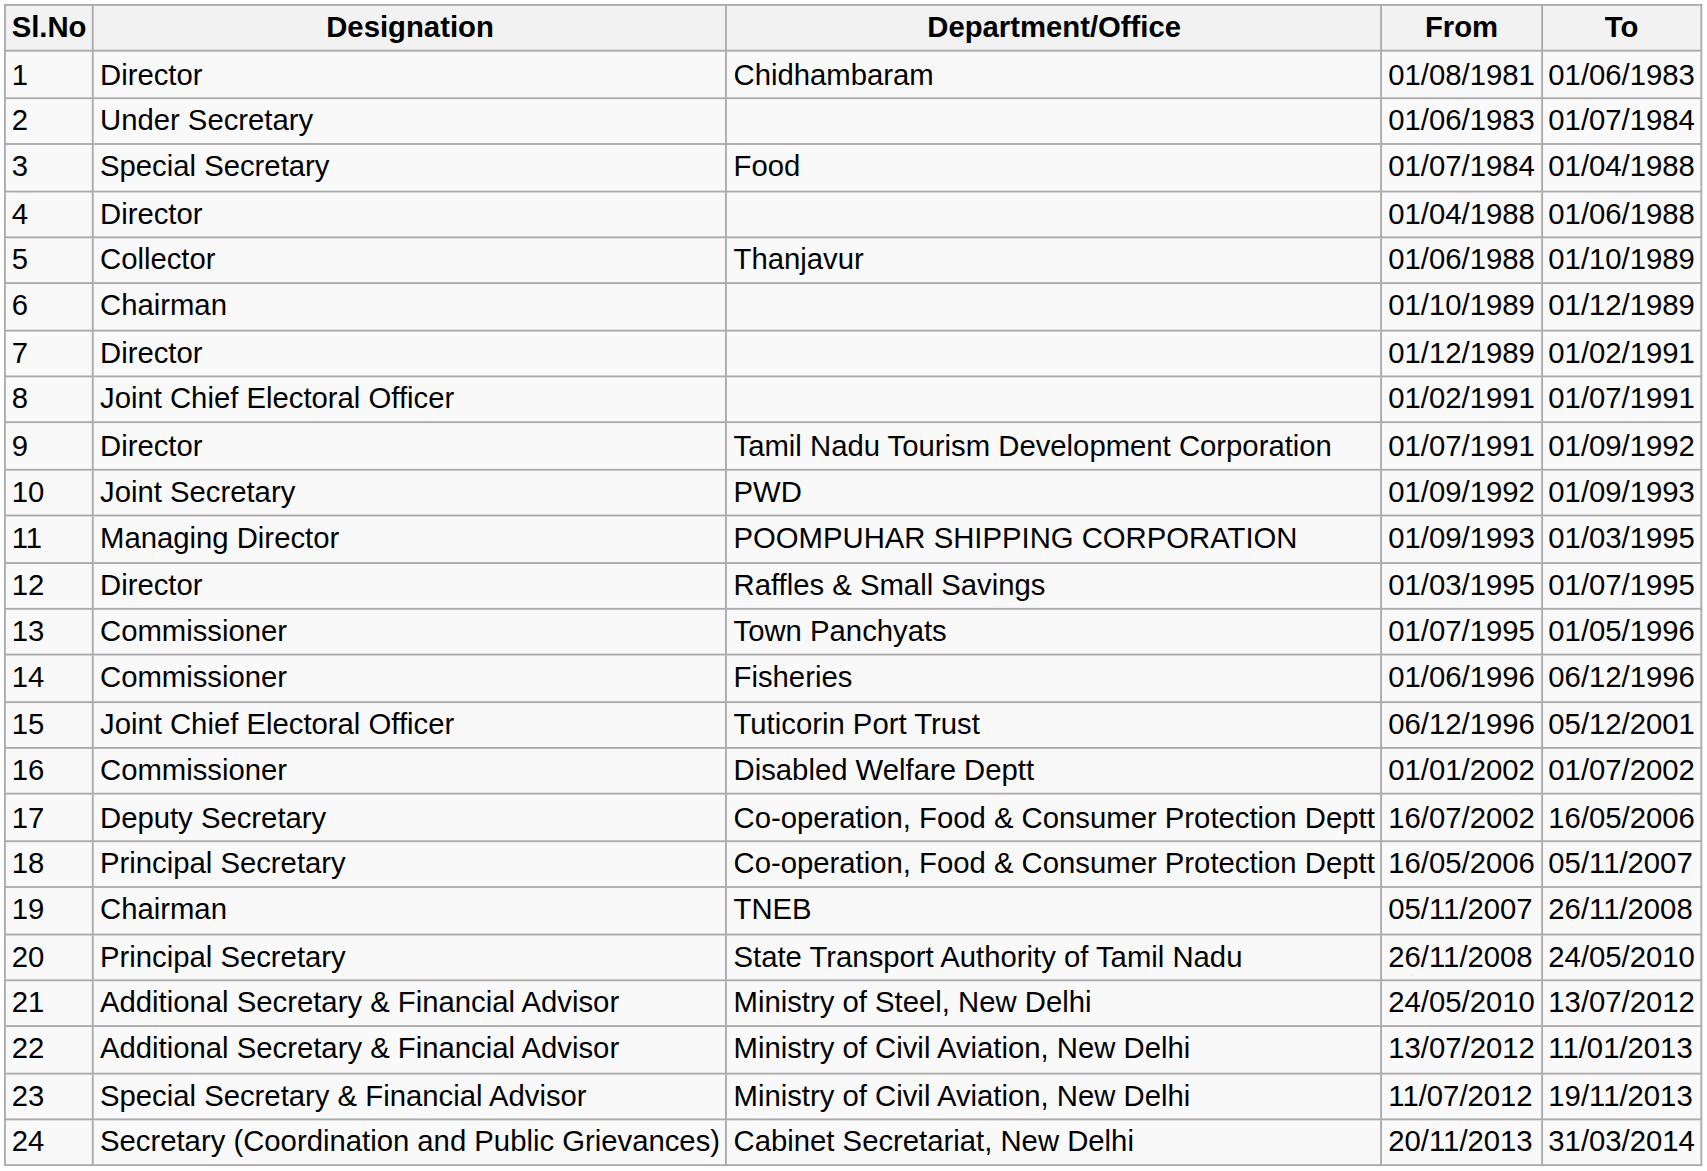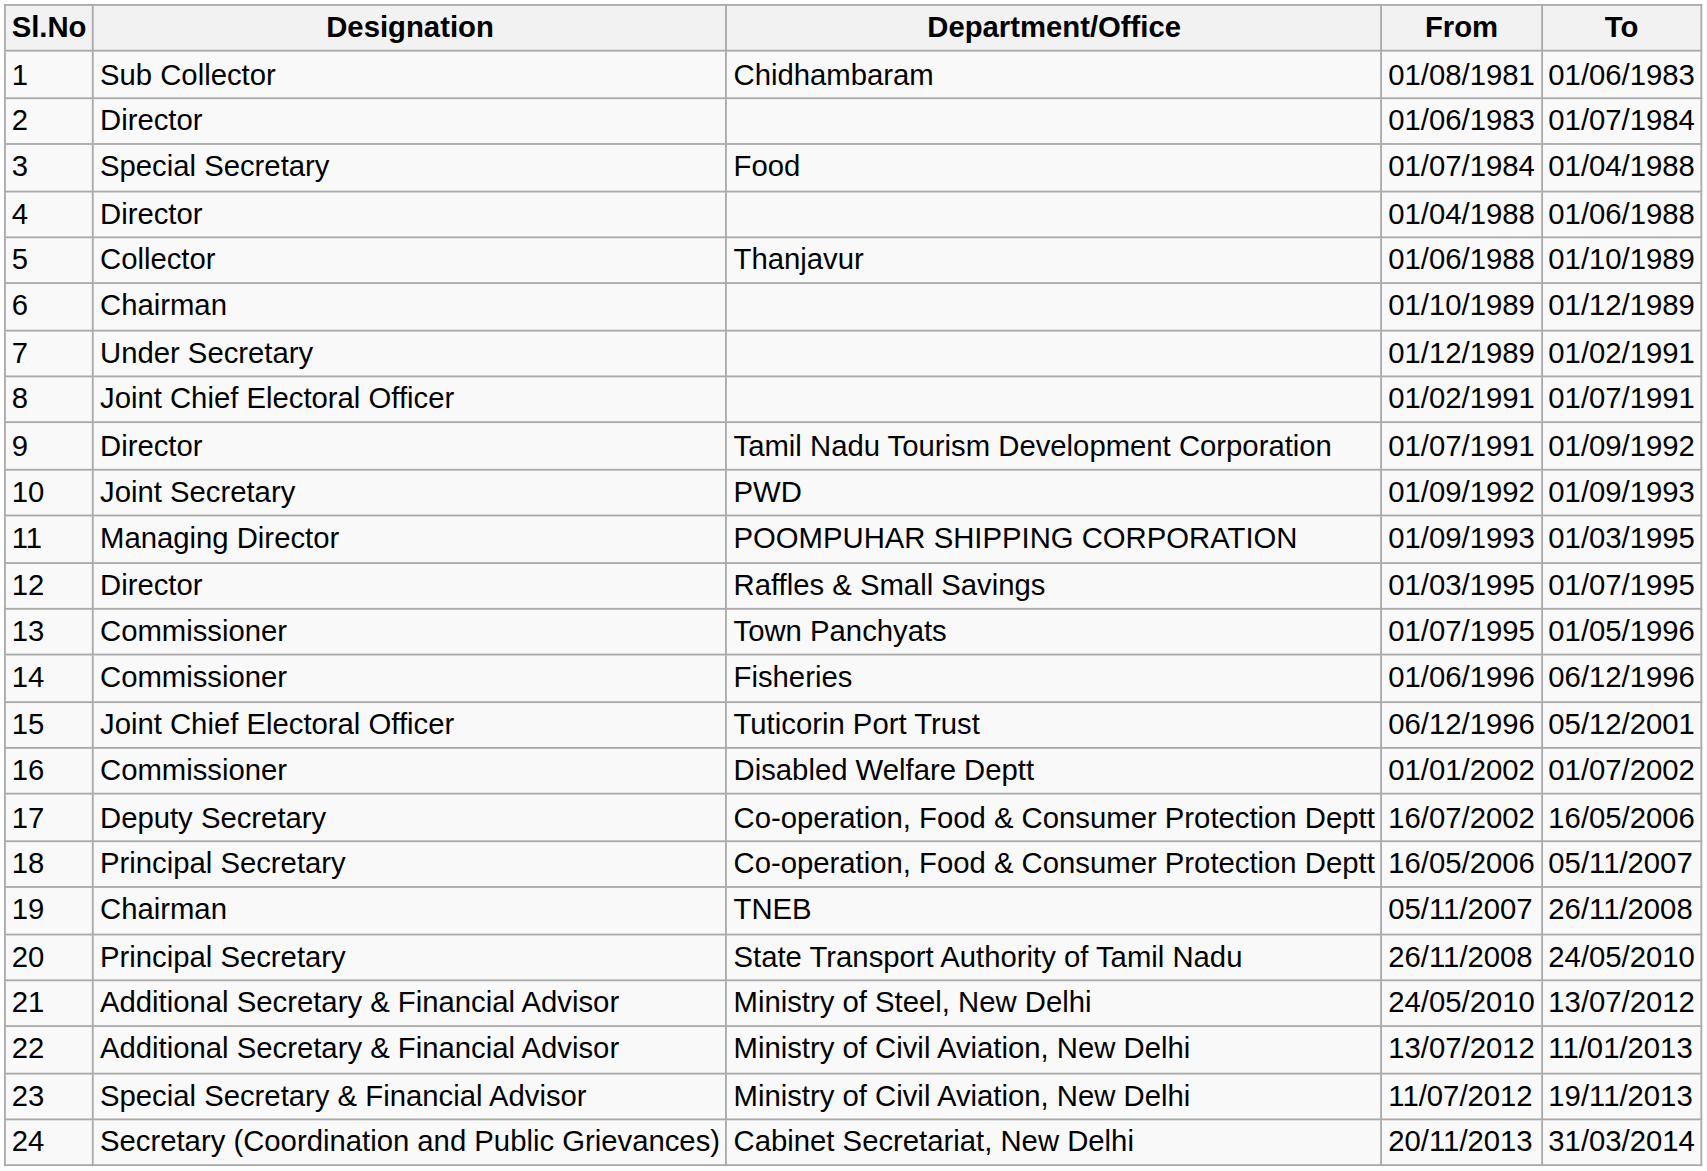(151, 74) Director -> (188, 74) Sub Collector
(207, 120) Under Secretary -> (151, 120) Director
(151, 352) Director -> (207, 352) Under Secretary
